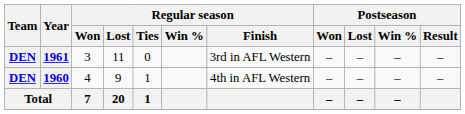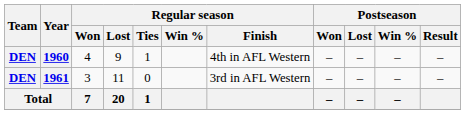rows swapped: (56, 78) <-> (56, 57)
